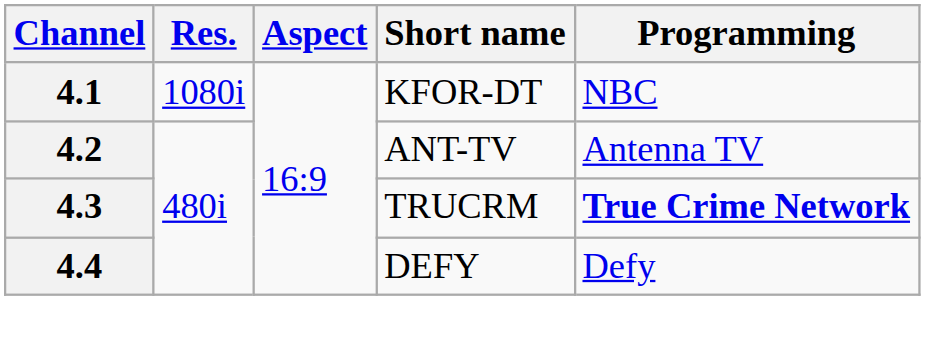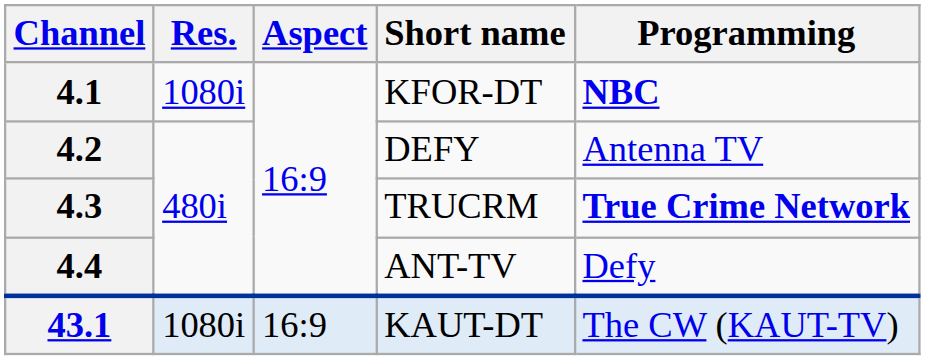(620, 91) normal -> (621, 91) bold
(450, 149) ANT-TV -> (432, 149) DEFY
(432, 264) DEFY -> (450, 264) ANT-TV
+ row: (79, 324)
